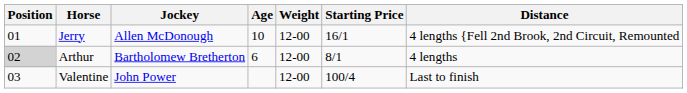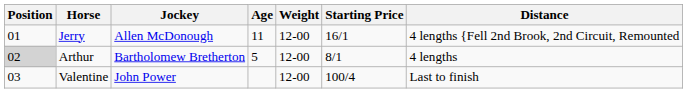(258, 35) 10 -> (257, 35) 11
(254, 56) 6 -> (254, 56) 5
